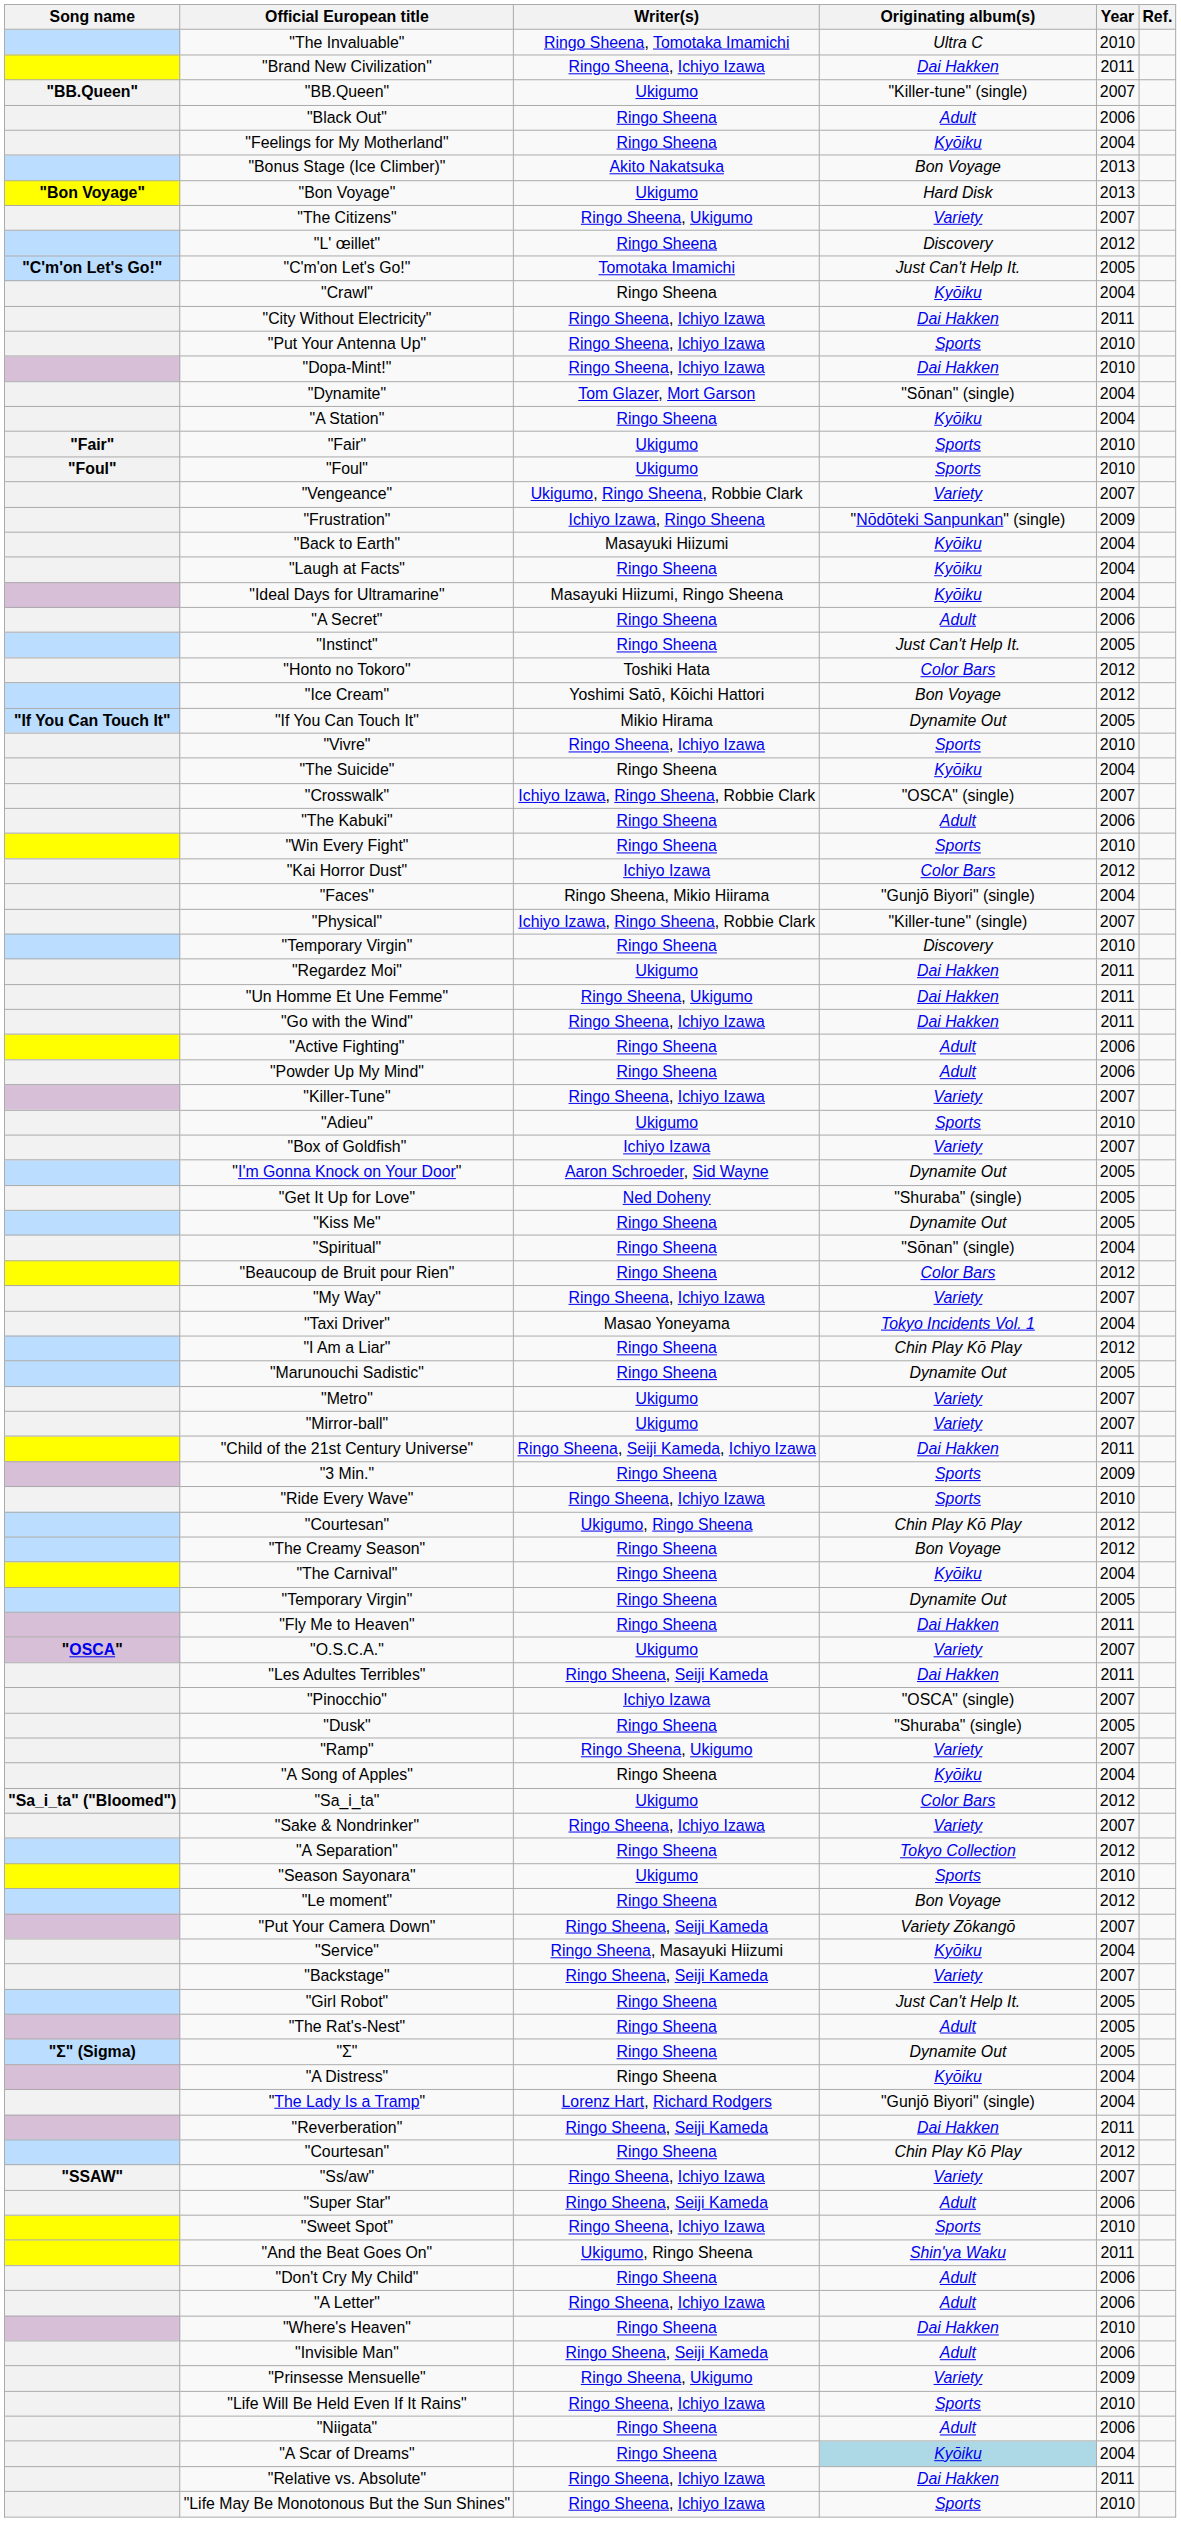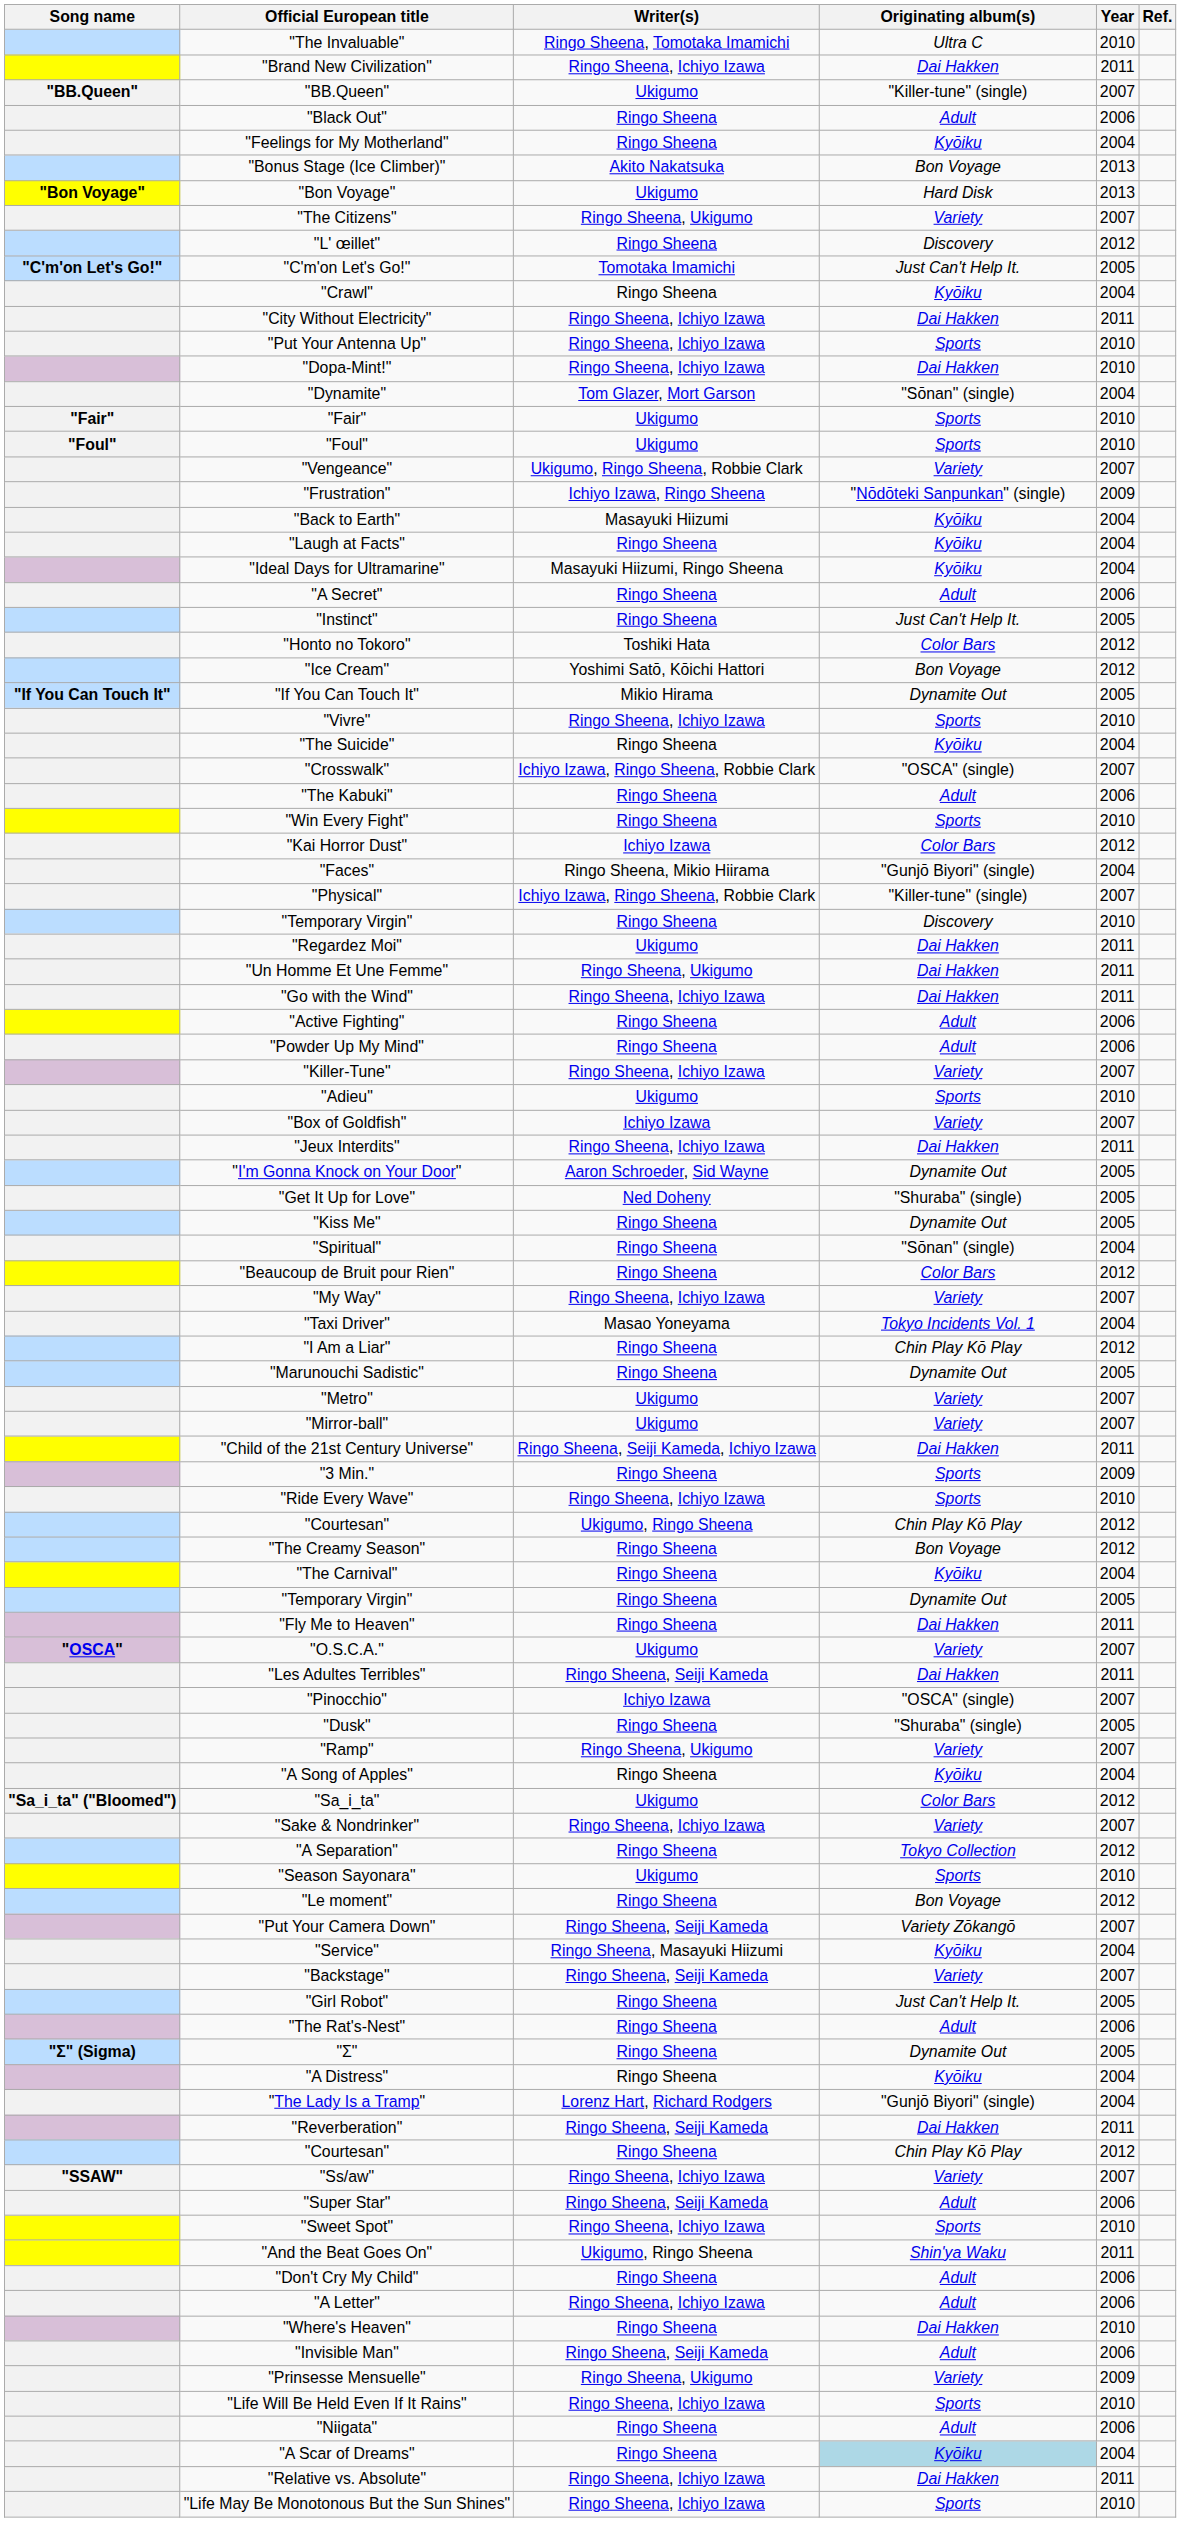- row: (347, 419)
+ row: (347, 1147)
(1117, 2026) 2005 -> (1117, 2026) 2006
